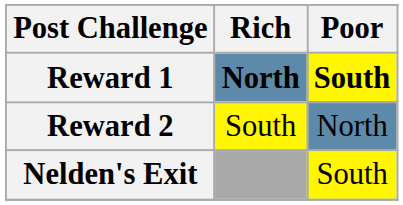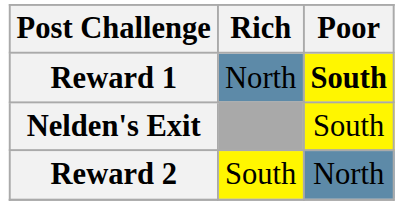(261, 77) bold -> (261, 77) normal
rows swapped: (110, 125) <-> (110, 174)
